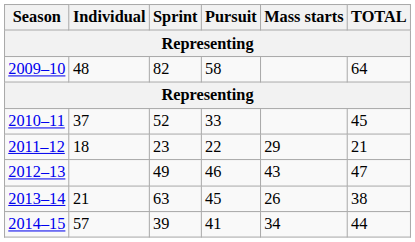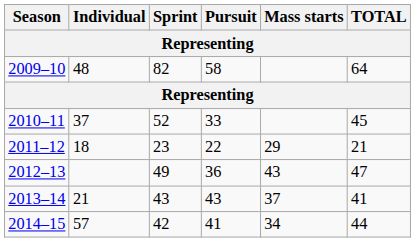(213, 172) 46 -> (213, 172) 36
(161, 198) 63 -> (161, 198) 43
(213, 198) 45 -> (213, 198) 43
(272, 198) 26 -> (272, 198) 37
(359, 198) 38 -> (359, 198) 41
(161, 224) 39 -> (161, 224) 42
